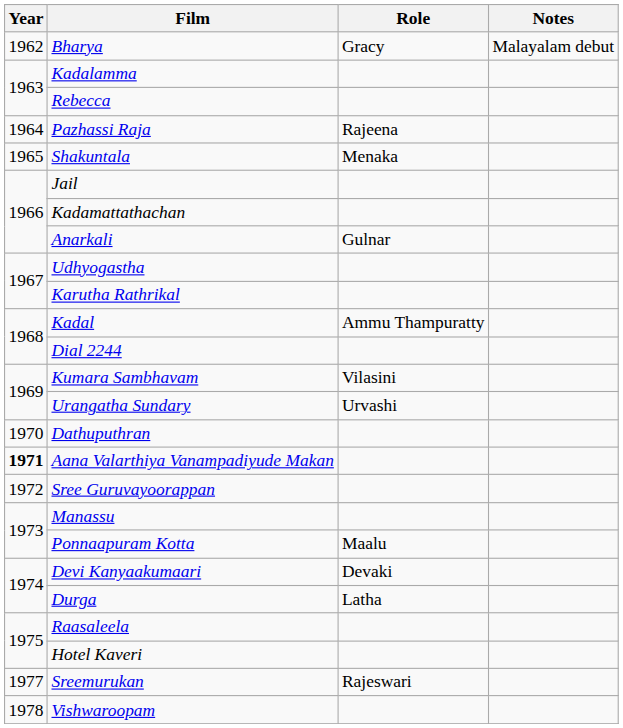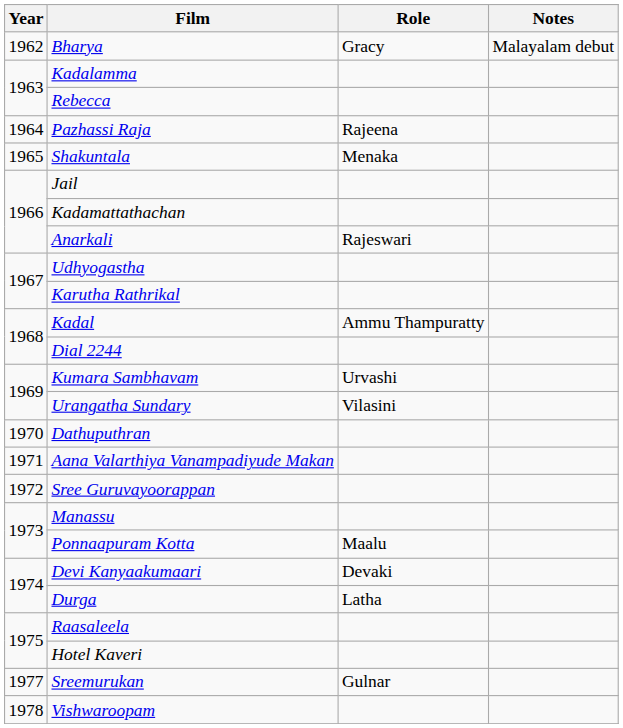(366, 239) Gulnar -> (377, 239) Rajeswari
(369, 377) Vilasini -> (370, 377) Urvashi
(370, 405) Urvashi -> (369, 405) Vilasini
(26, 460) bold -> (26, 460) normal
(377, 682) Rajeswari -> (366, 682) Gulnar
